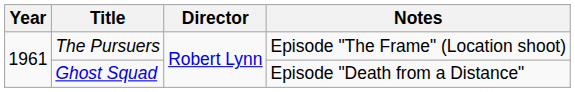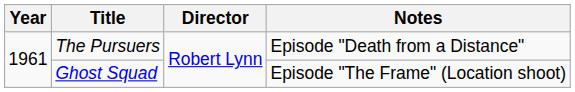(418, 45) Episode "The Frame" (Location shoot) -> (397, 45) Episode "Death from a Distance"
(397, 73) Episode "Death from a Distance" -> (418, 73) Episode "The Frame" (Location shoot)
